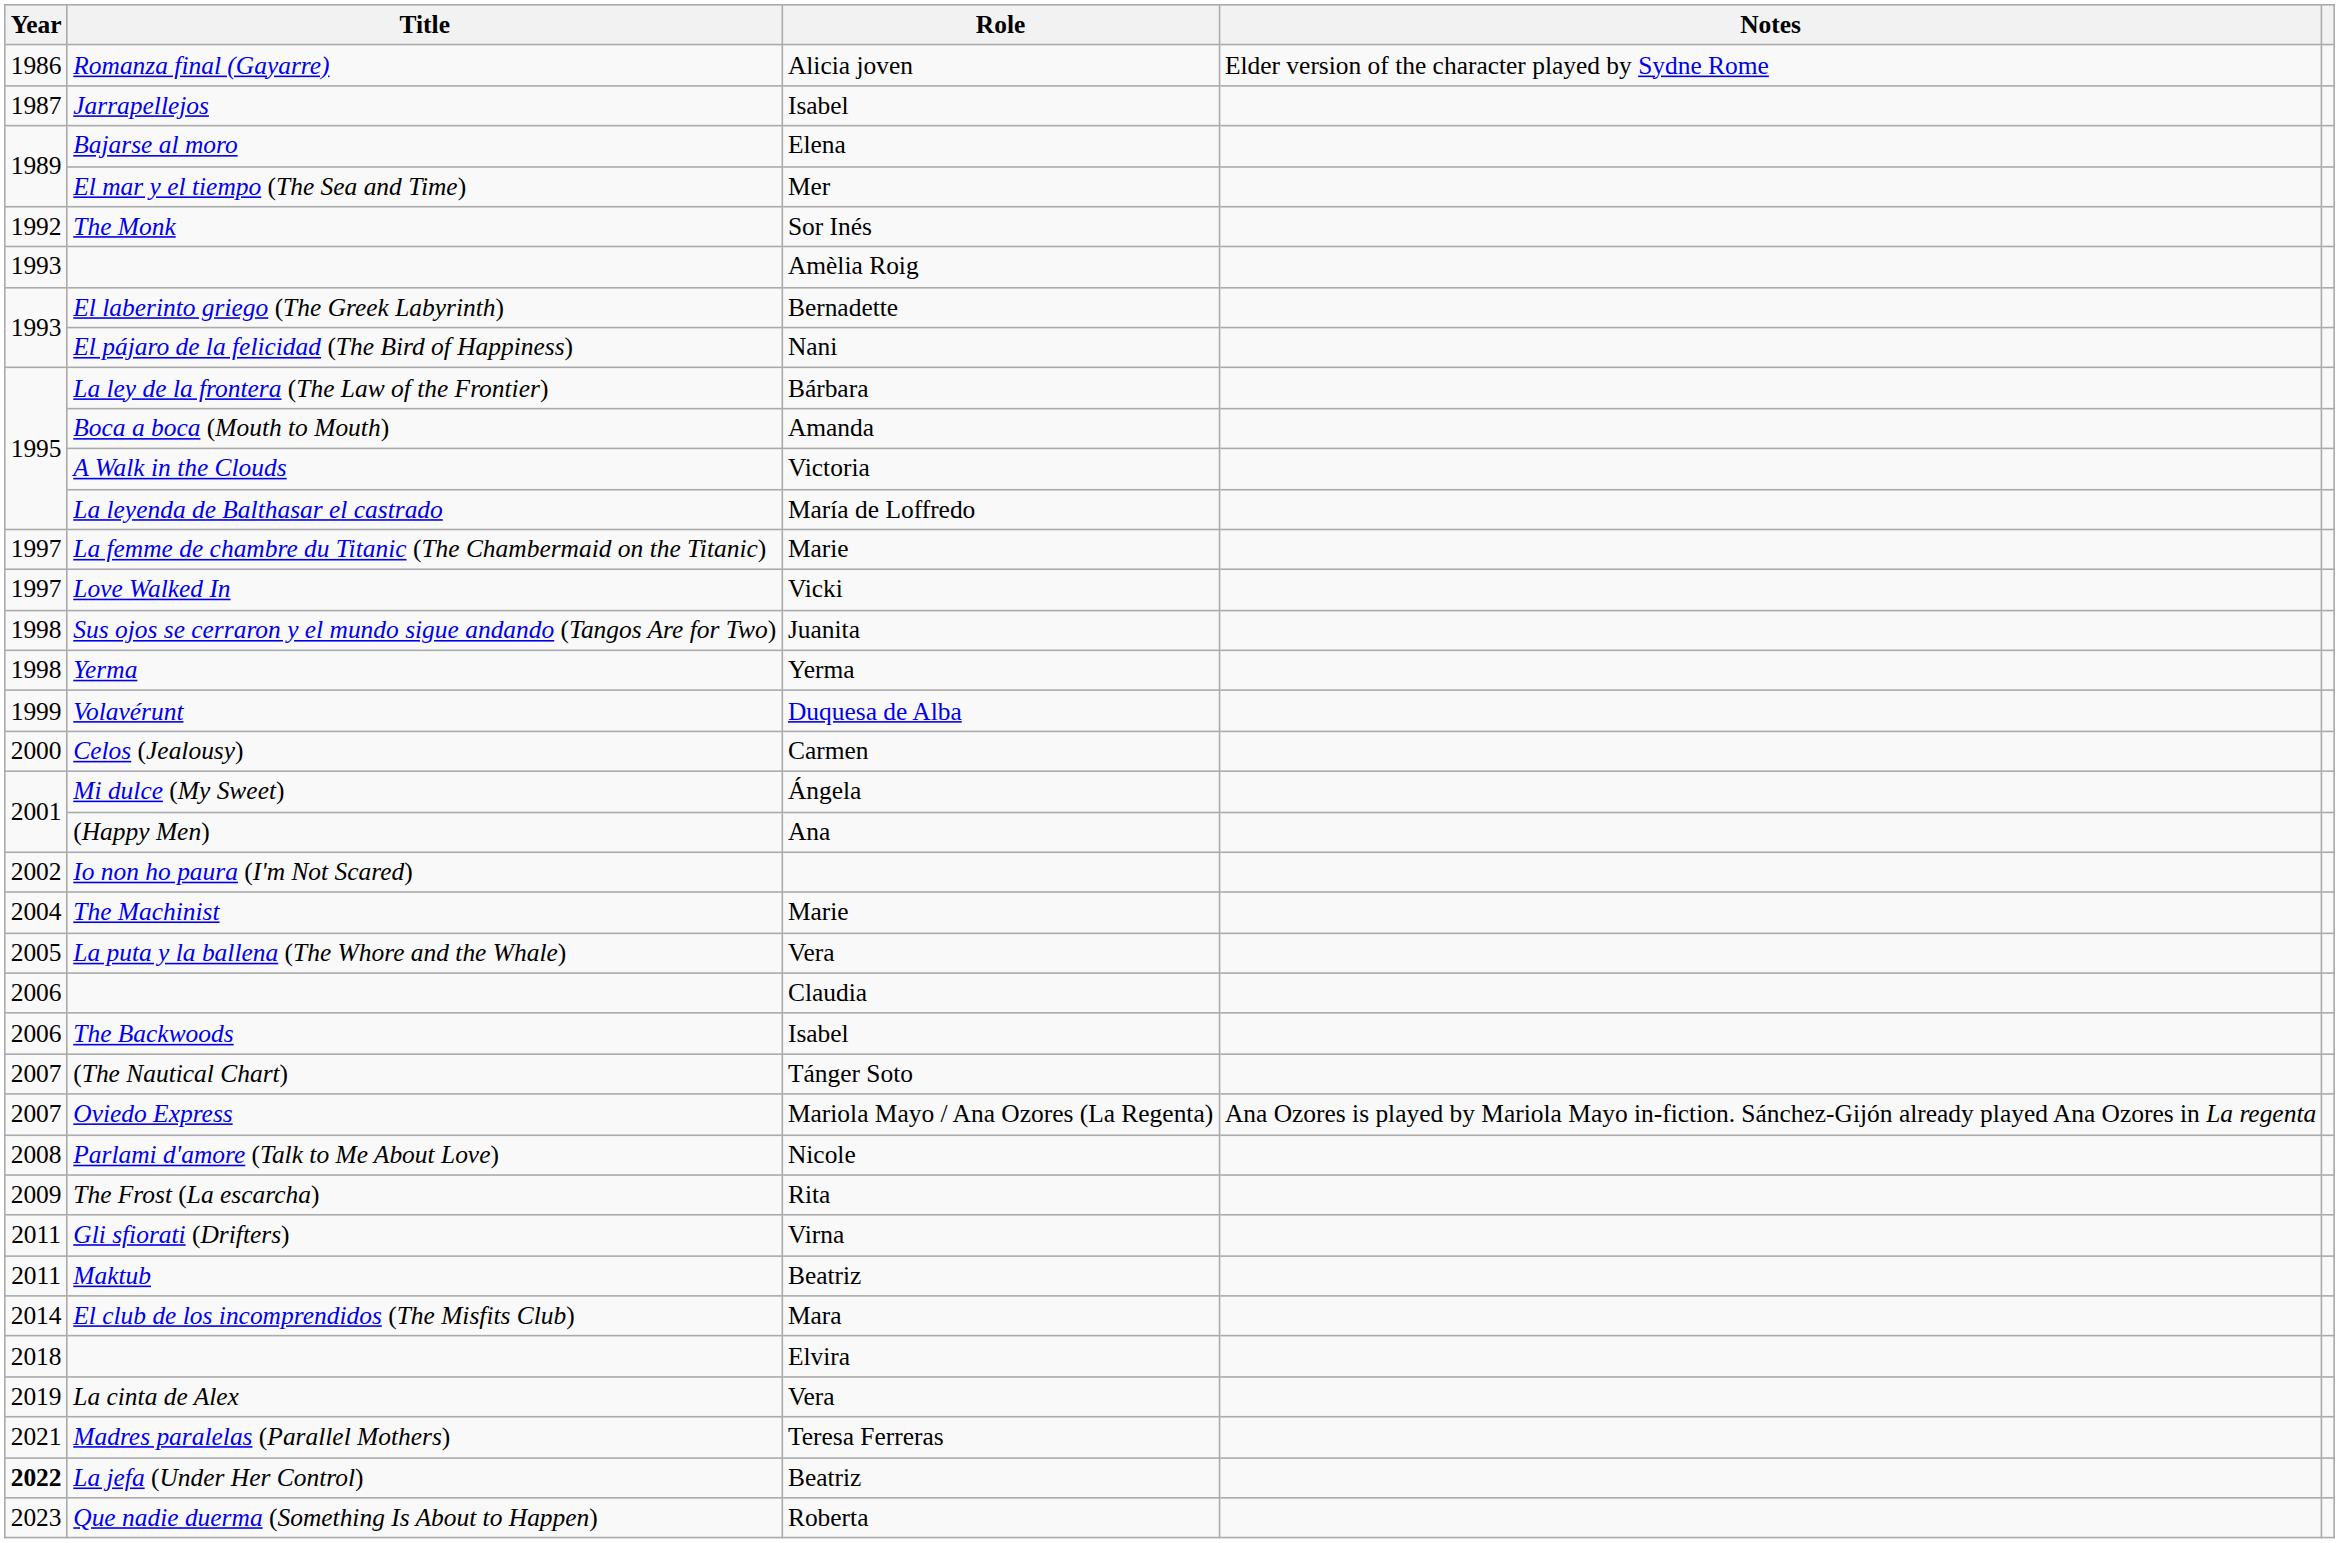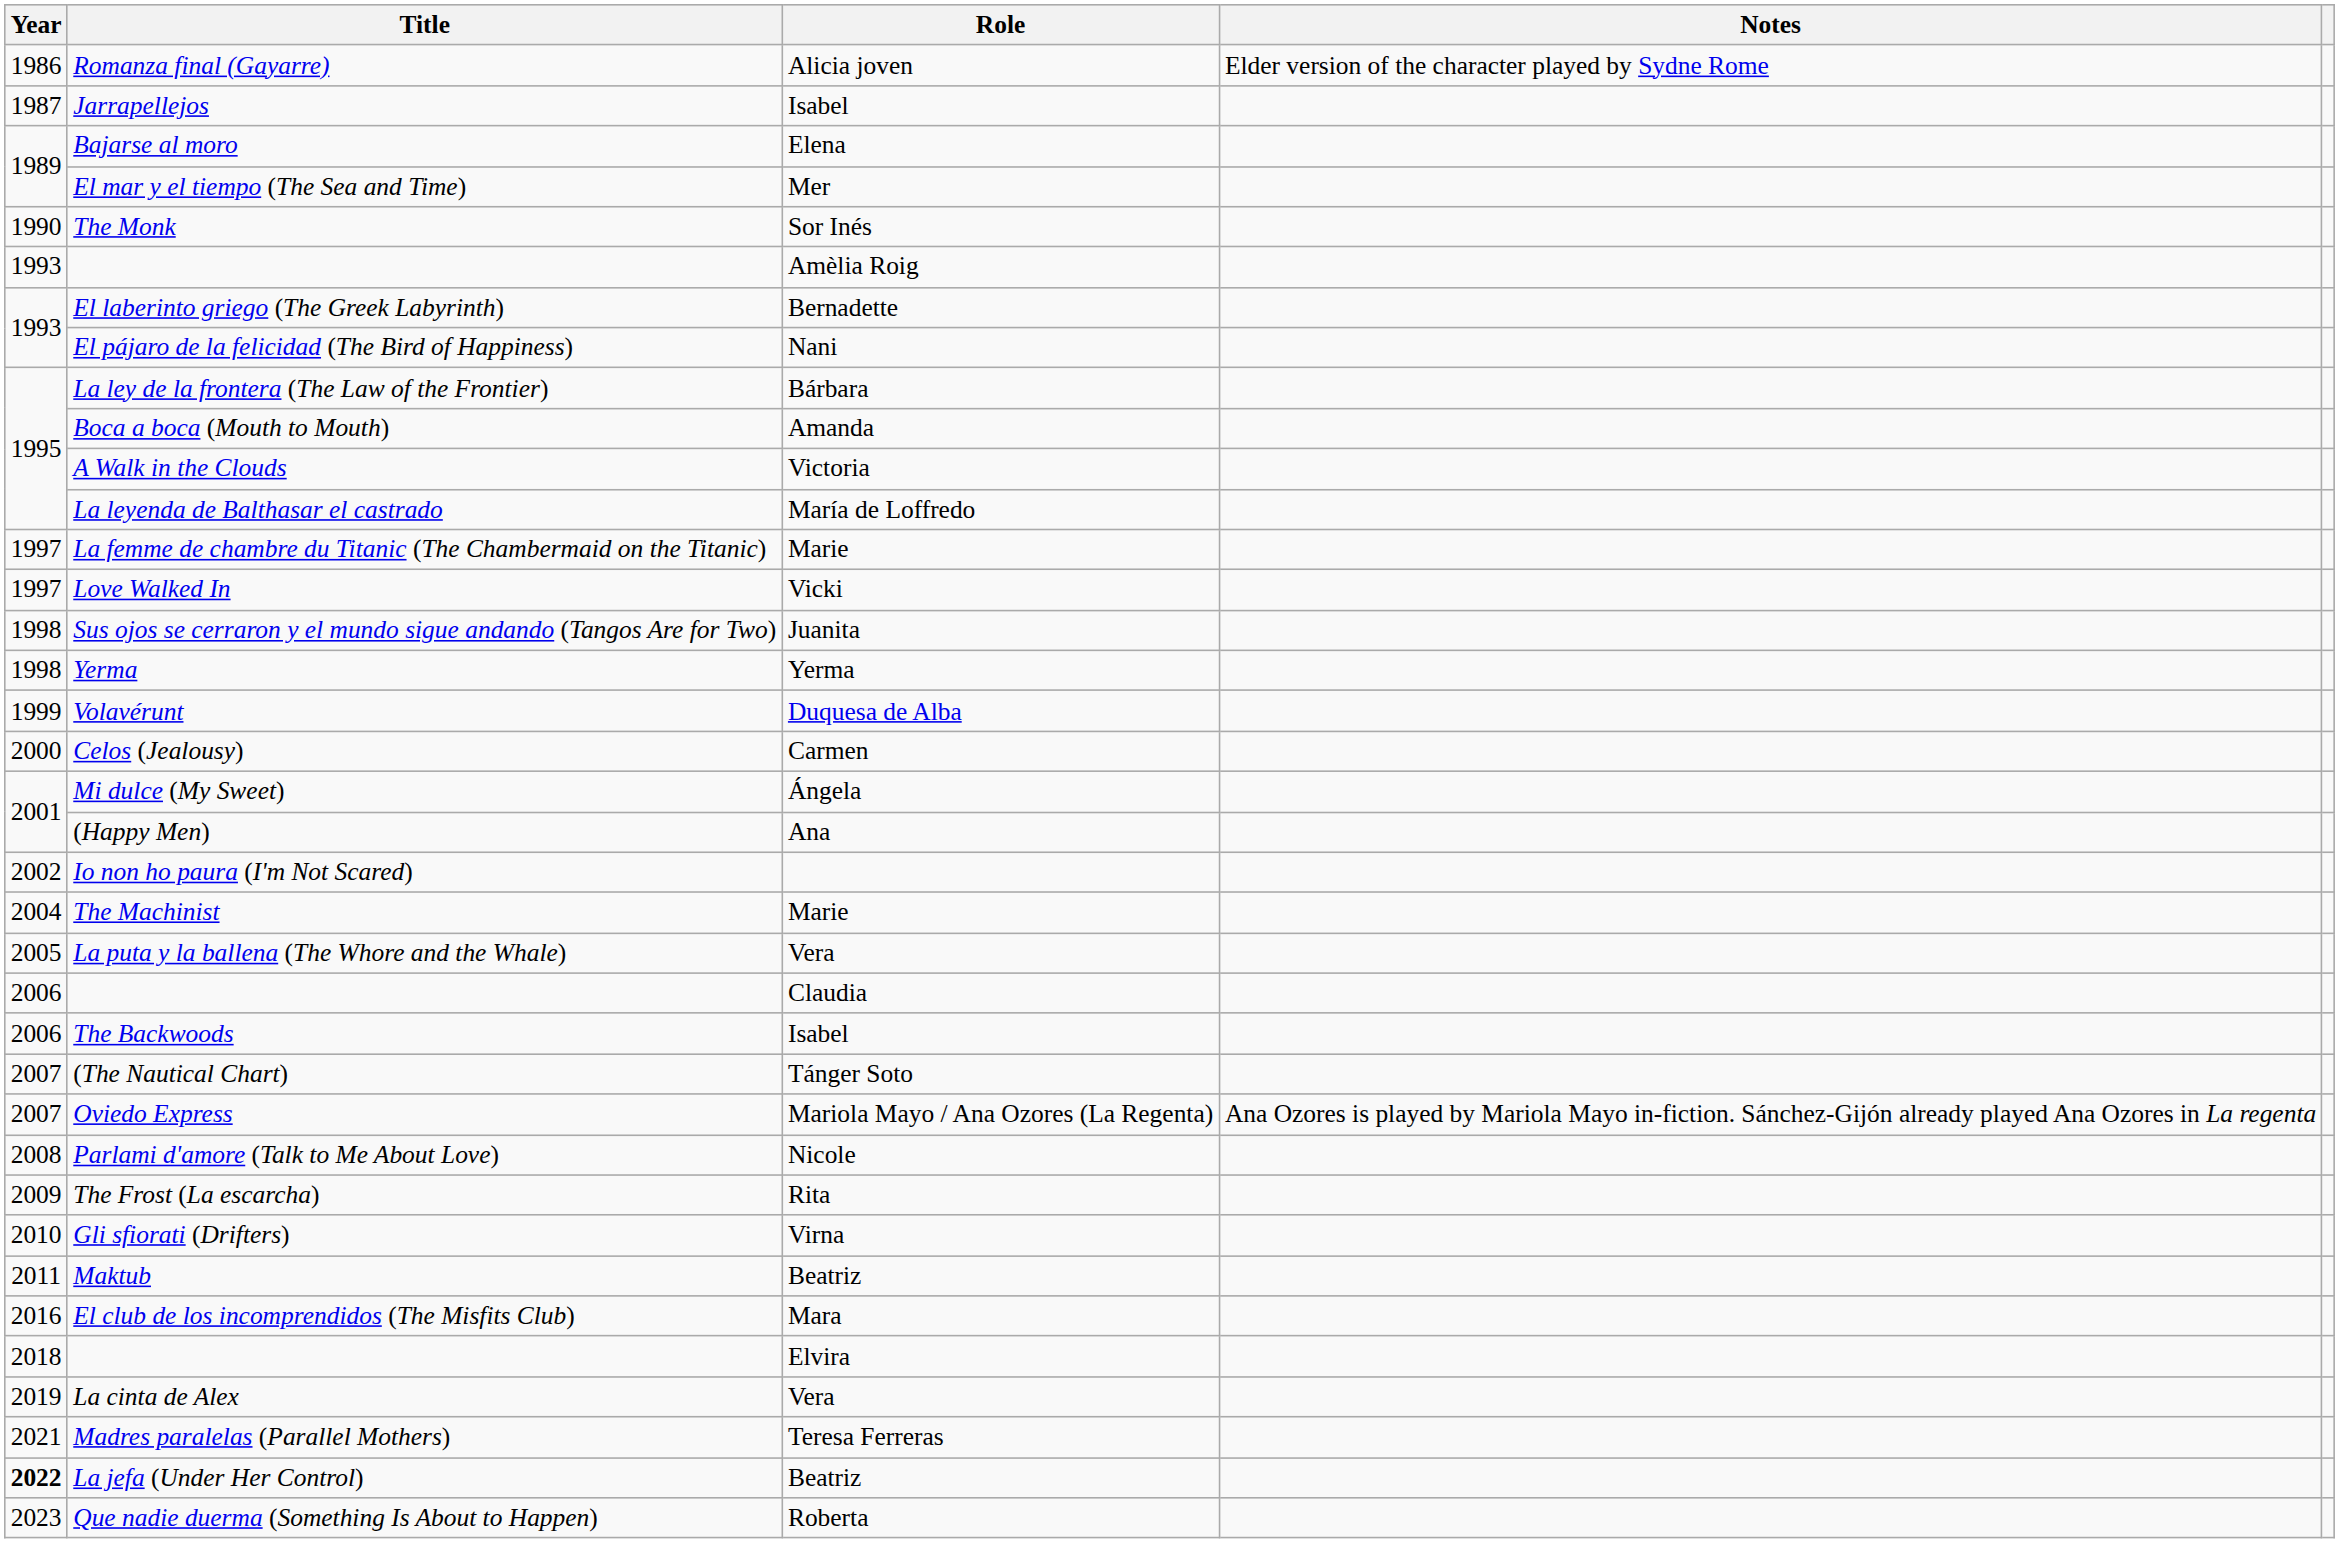(36, 226) 1992 -> (36, 226) 1990
(36, 1235) 2011 -> (36, 1235) 2010
(36, 1315) 2014 -> (36, 1315) 2016
